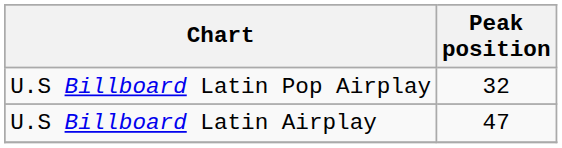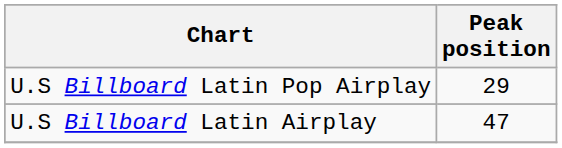(496, 86) 32 -> (496, 86) 29
